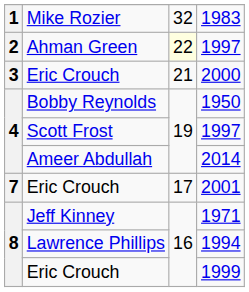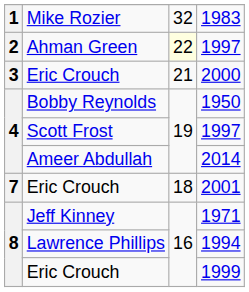(183, 187) 17 -> (183, 187) 18
